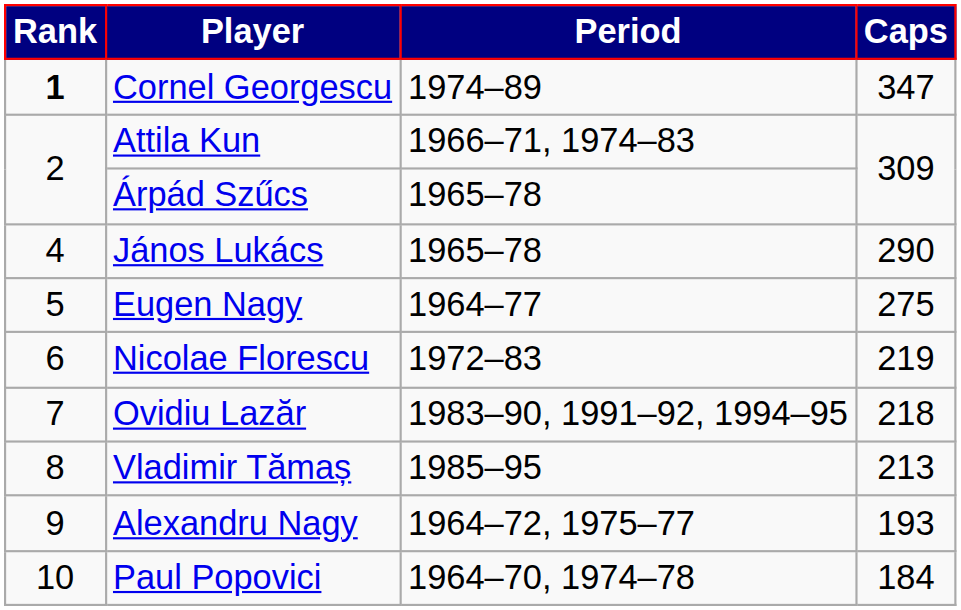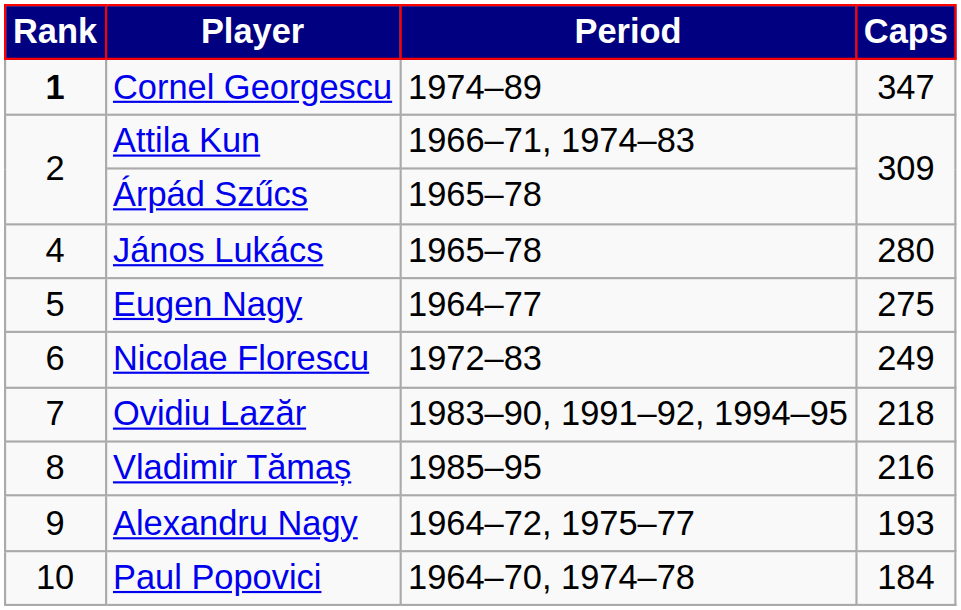(906, 250) 290 -> (906, 250) 280
(906, 359) 219 -> (906, 359) 249
(906, 468) 213 -> (906, 468) 216
